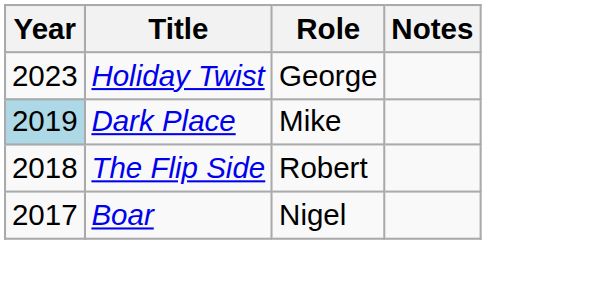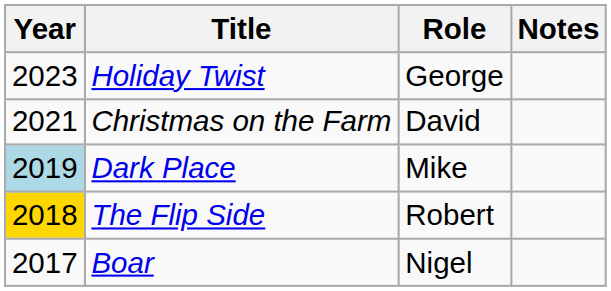+ row: (241, 122)
(45, 169) no background -> (45, 215) gold background
